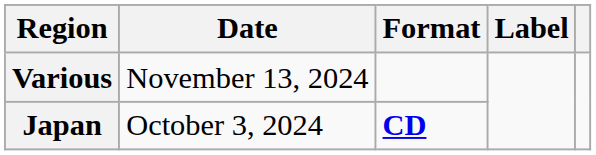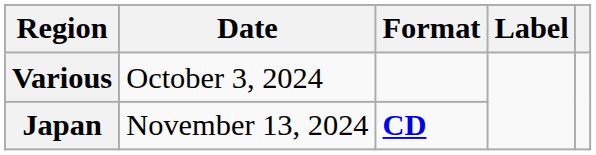(247, 76) November 13, 2024 -> (225, 76) October 3, 2024
(225, 125) October 3, 2024 -> (247, 125) November 13, 2024
